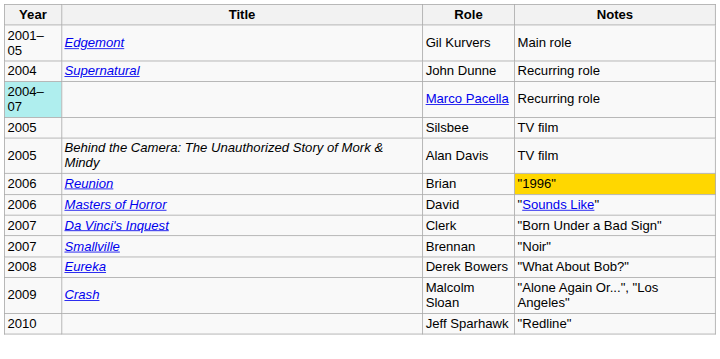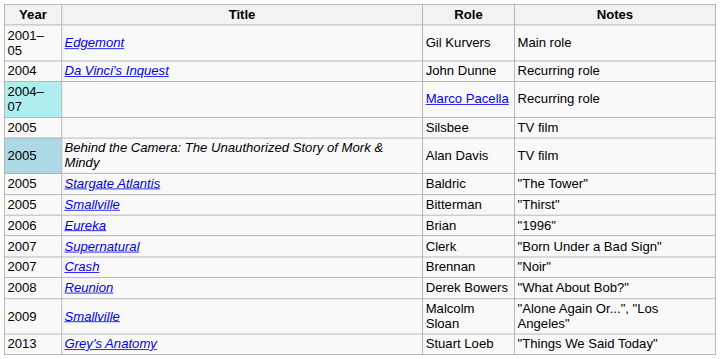(102, 71) Supernatural -> (117, 71) Da Vinci's Inquest
(22, 155) no background -> (22, 155) lightblue background
+ row: (446, 184)
+ row: (454, 204)
(89, 184) Reunion -> (85, 225) Eureka
(537, 184) gold background -> (537, 225) no background
- row: (442, 204)
(117, 225) Da Vinci's Inquest -> (102, 246) Supernatural
(92, 246) Smallville -> (82, 267) Crash
(85, 267) Eureka -> (89, 288) Reunion
(82, 295) Crash -> (92, 316) Smallville
- row: (467, 323)
+ row: (460, 344)
